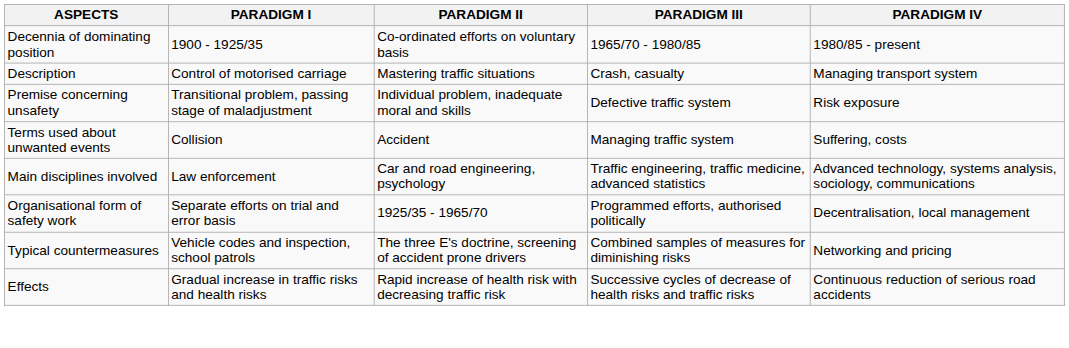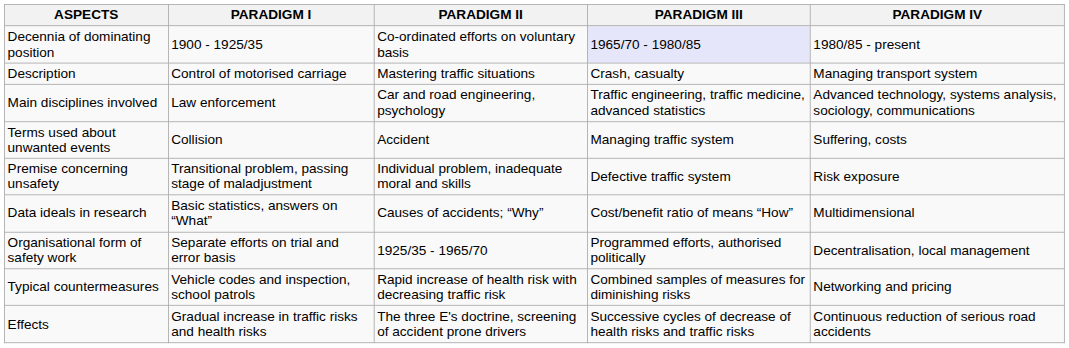(646, 44) no background -> (646, 44) lavender background
rows swapped: (82, 176) <-> (68, 102)
+ row: (77, 213)
(477, 250) The three E's doctrine, screening of accident prone drivers -> (477, 287) Rapid increase of health risk with decreasing traffic risk
(477, 287) Rapid increase of health risk with decreasing traffic risk -> (477, 324) The three E's doctrine, screening of accident prone drivers
